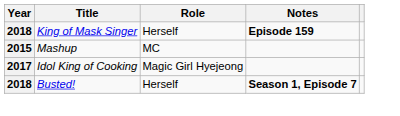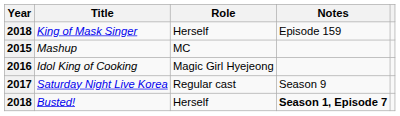(281, 31) bold -> (310, 31) normal
(19, 66) 2017 -> (19, 66) 2016
+ row: (102, 84)
